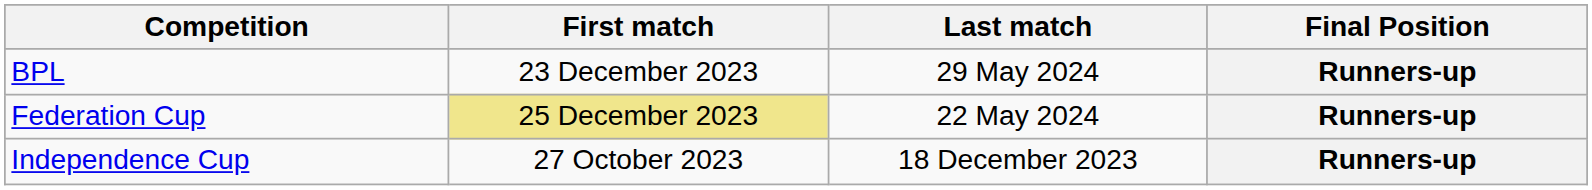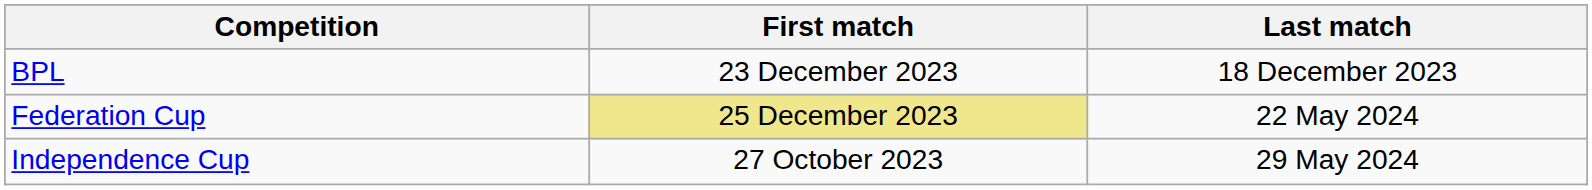- column: (1397, 26)
(1018, 71) 29 May 2024 -> (1337, 71) 18 December 2023
(1018, 160) 18 December 2023 -> (1337, 160) 29 May 2024
